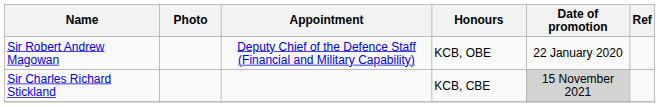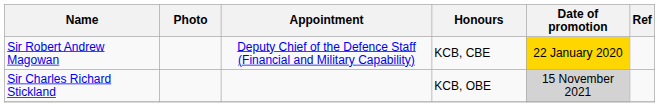(463, 53) KCB, OBE -> (462, 53) KCB, CBE
(578, 53) no background -> (578, 53) gold background
(462, 85) KCB, CBE -> (463, 85) KCB, OBE
